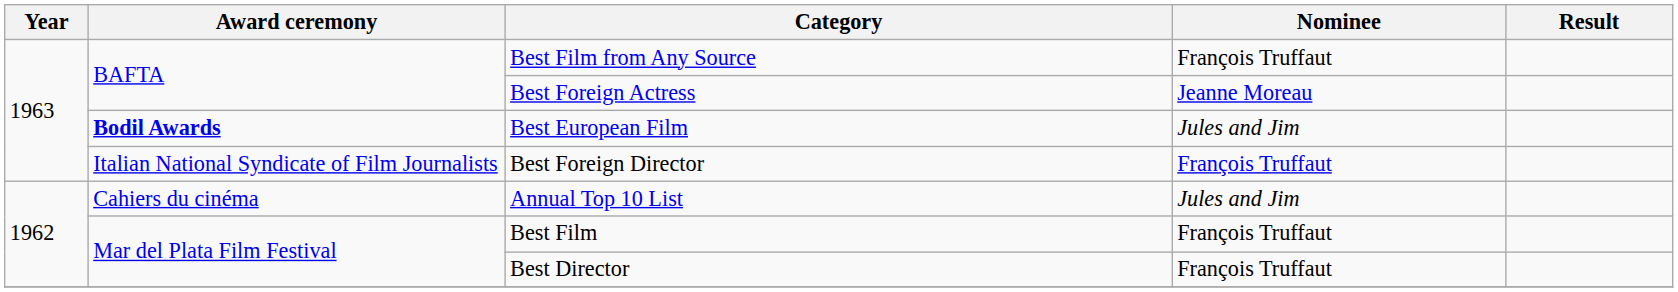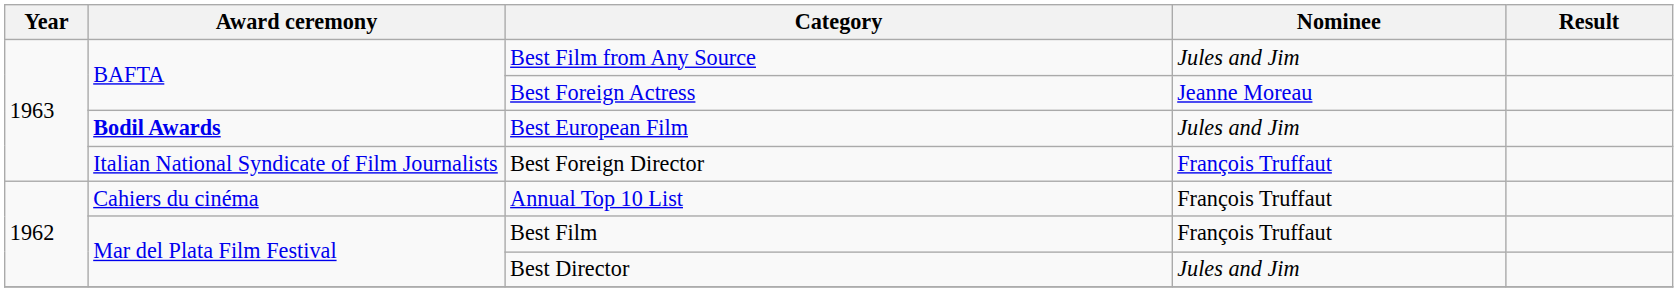(1255, 57) François Truffaut -> (1238, 57) Jules and Jim
(1238, 198) Jules and Jim -> (1255, 198) François Truffaut
(1255, 269) François Truffaut -> (1238, 269) Jules and Jim
